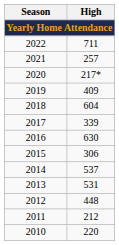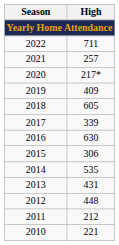(91, 106) 604 -> (91, 106) 605
(91, 169) 537 -> (91, 169) 535
(91, 185) 531 -> (91, 185) 431
(91, 232) 220 -> (91, 232) 221
